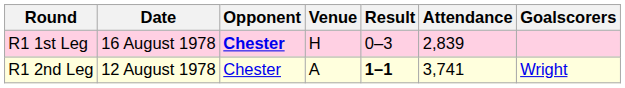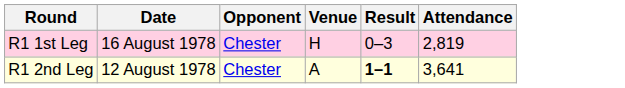- column: (568, 17)
(254, 43) bold -> (252, 43) normal
(443, 43) 2,839 -> (443, 43) 2,819
(443, 69) 3,741 -> (443, 69) 3,641
